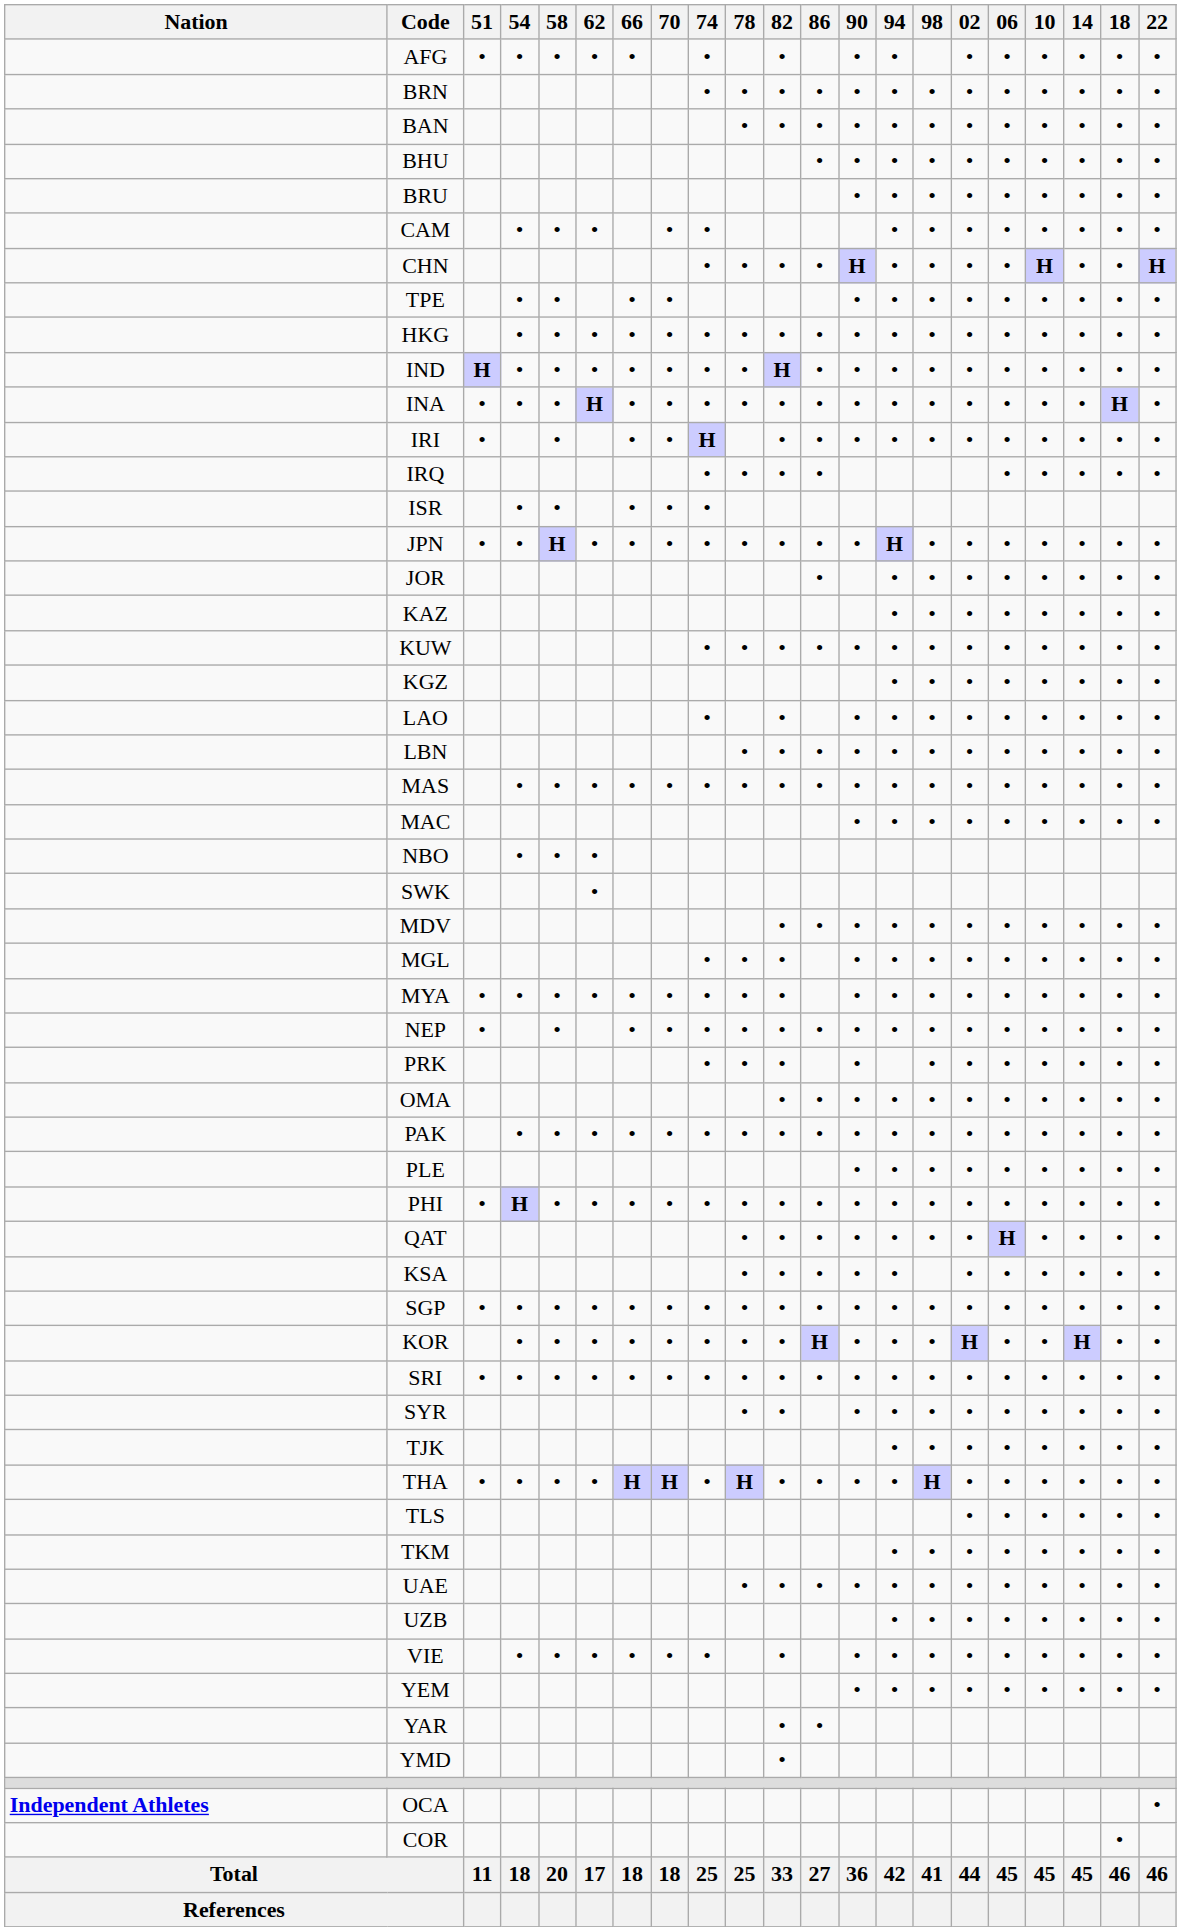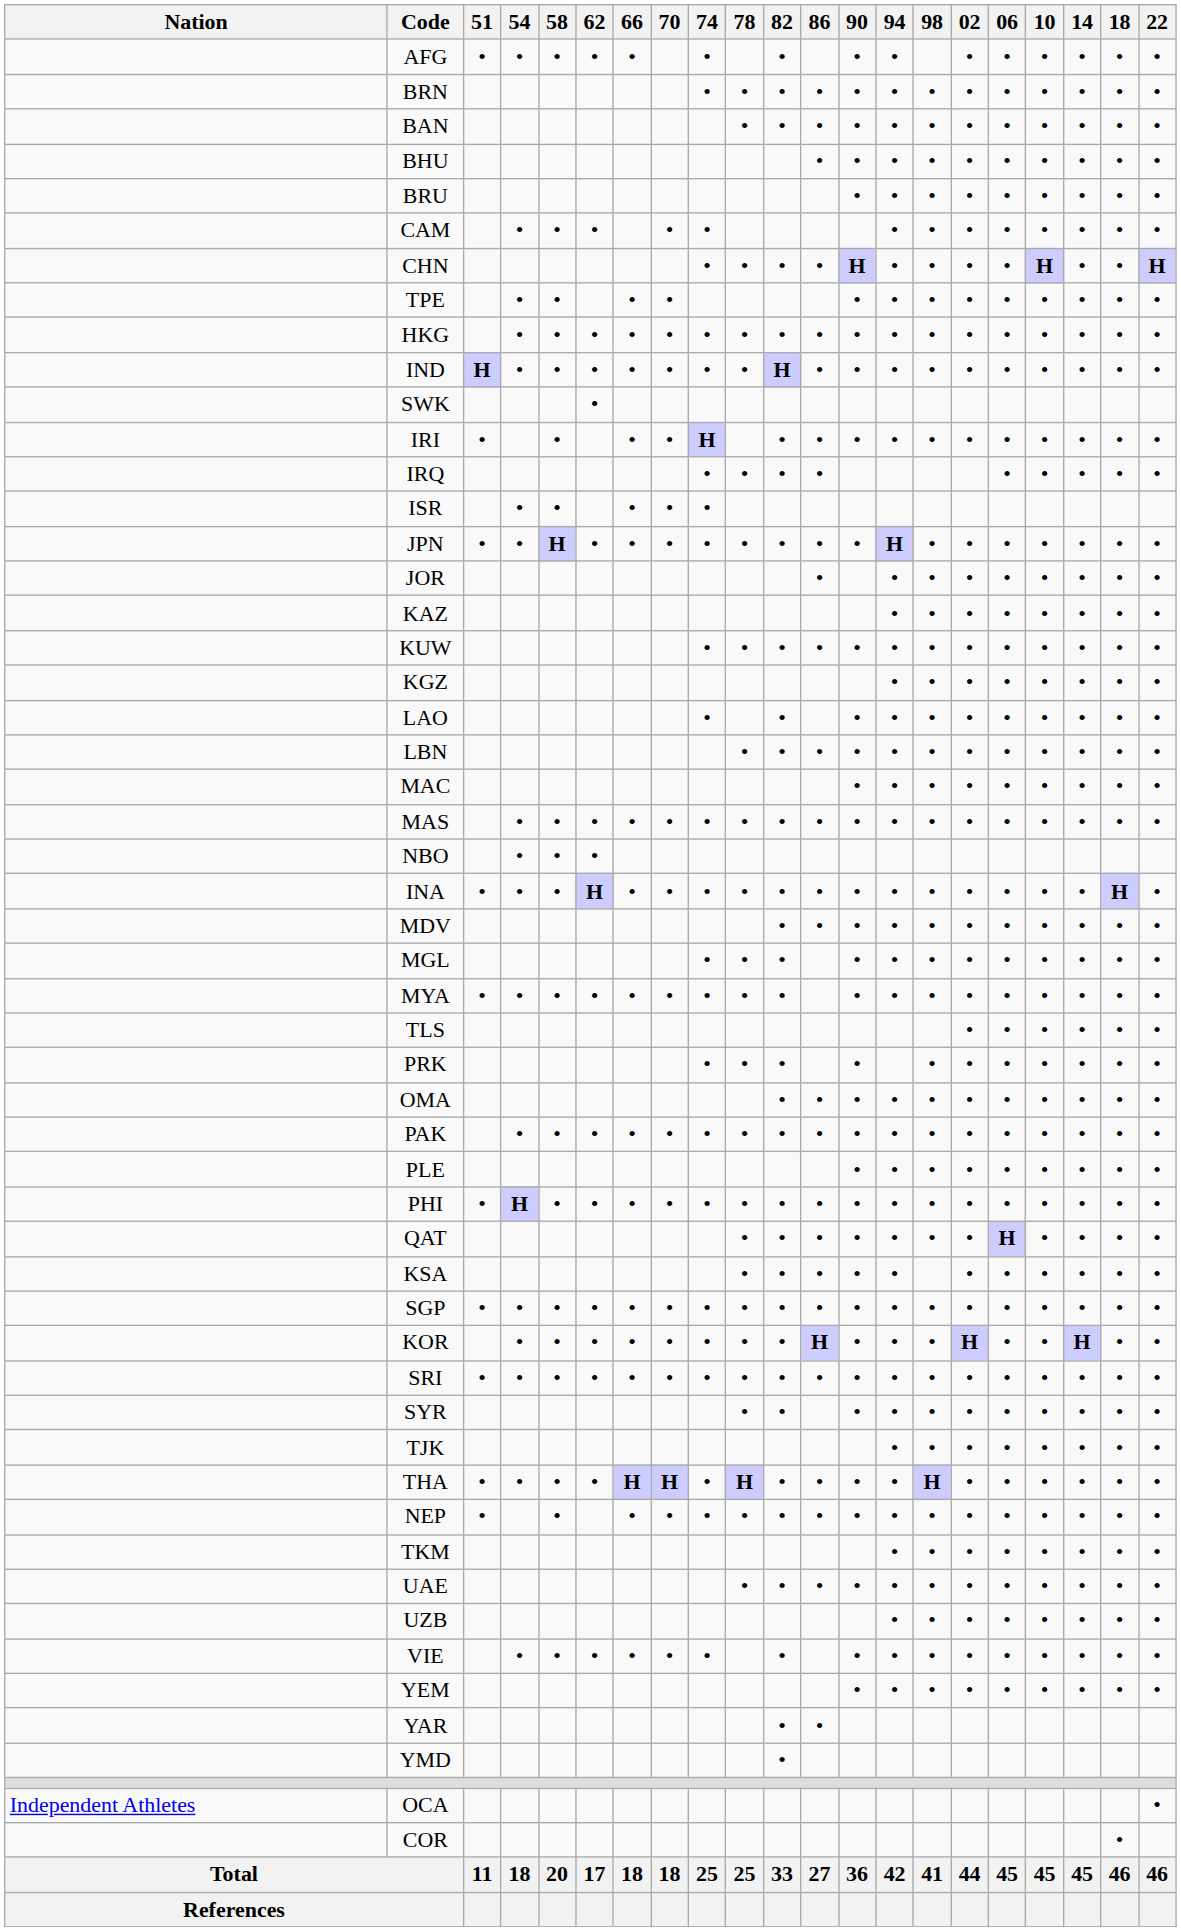rows swapped: (425, 404) <-> (425, 890)
rows swapped: (425, 821) <-> (425, 786)
rows swapped: (425, 1030) <-> (425, 1516)
(109, 1804) bold -> (103, 1804) normal
